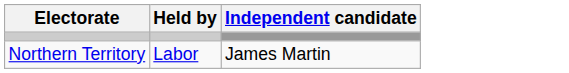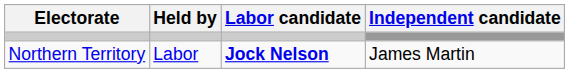+ column: (293, 18)
